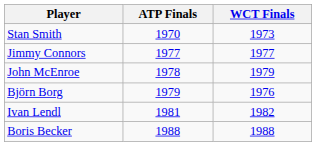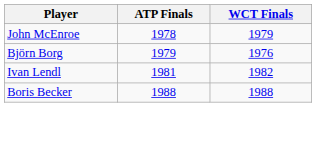- row: (34, 33)
- row: (46, 53)
